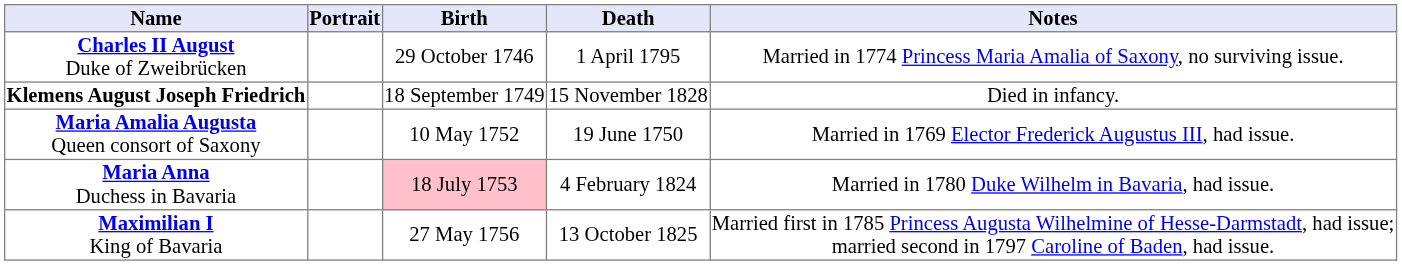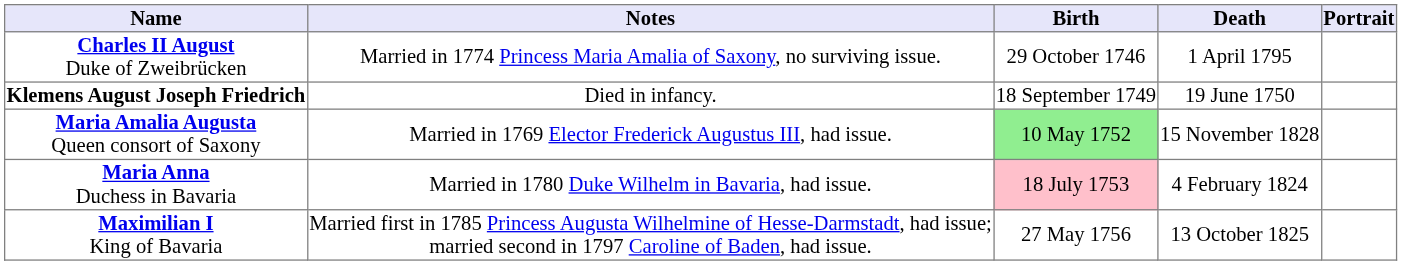columns swapped: (345, 18) <-> (1053, 18)
(628, 95) 15 November 1828 -> (1240, 95) 19 June 1750
(464, 134) no background -> (1076, 134) lightgreen background
(628, 134) 19 June 1750 -> (1240, 134) 15 November 1828
